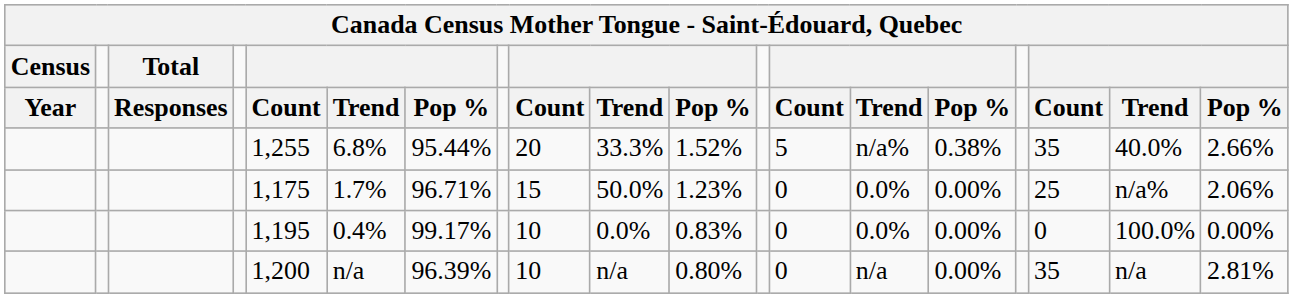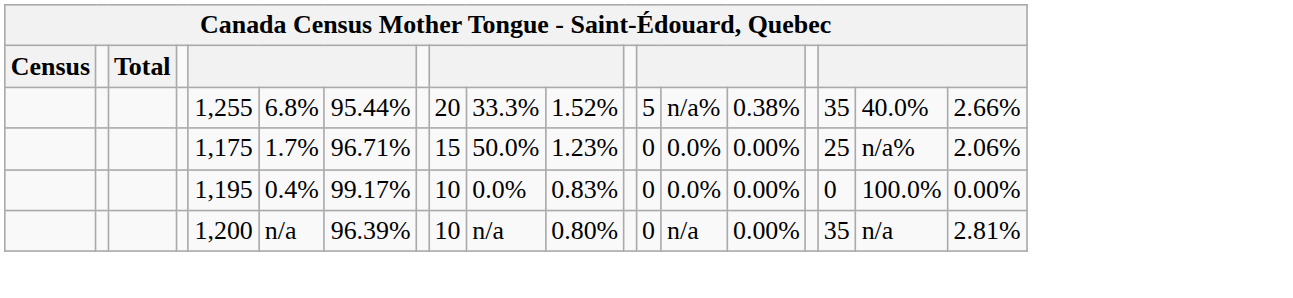- row: (50, 107)
